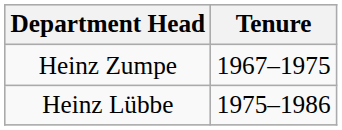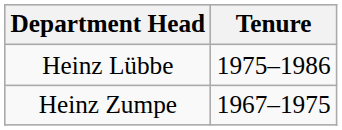rows swapped: (108, 64) <-> (108, 104)
